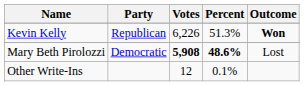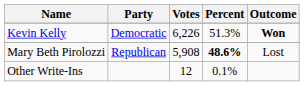(139, 33) Republican -> (139, 33) Democratic
(139, 52) Democratic -> (139, 52) Republican
(186, 52) bold -> (186, 52) normal
